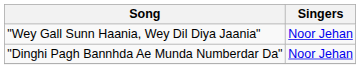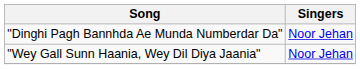rows swapped: (145, 53) <-> (134, 34)
